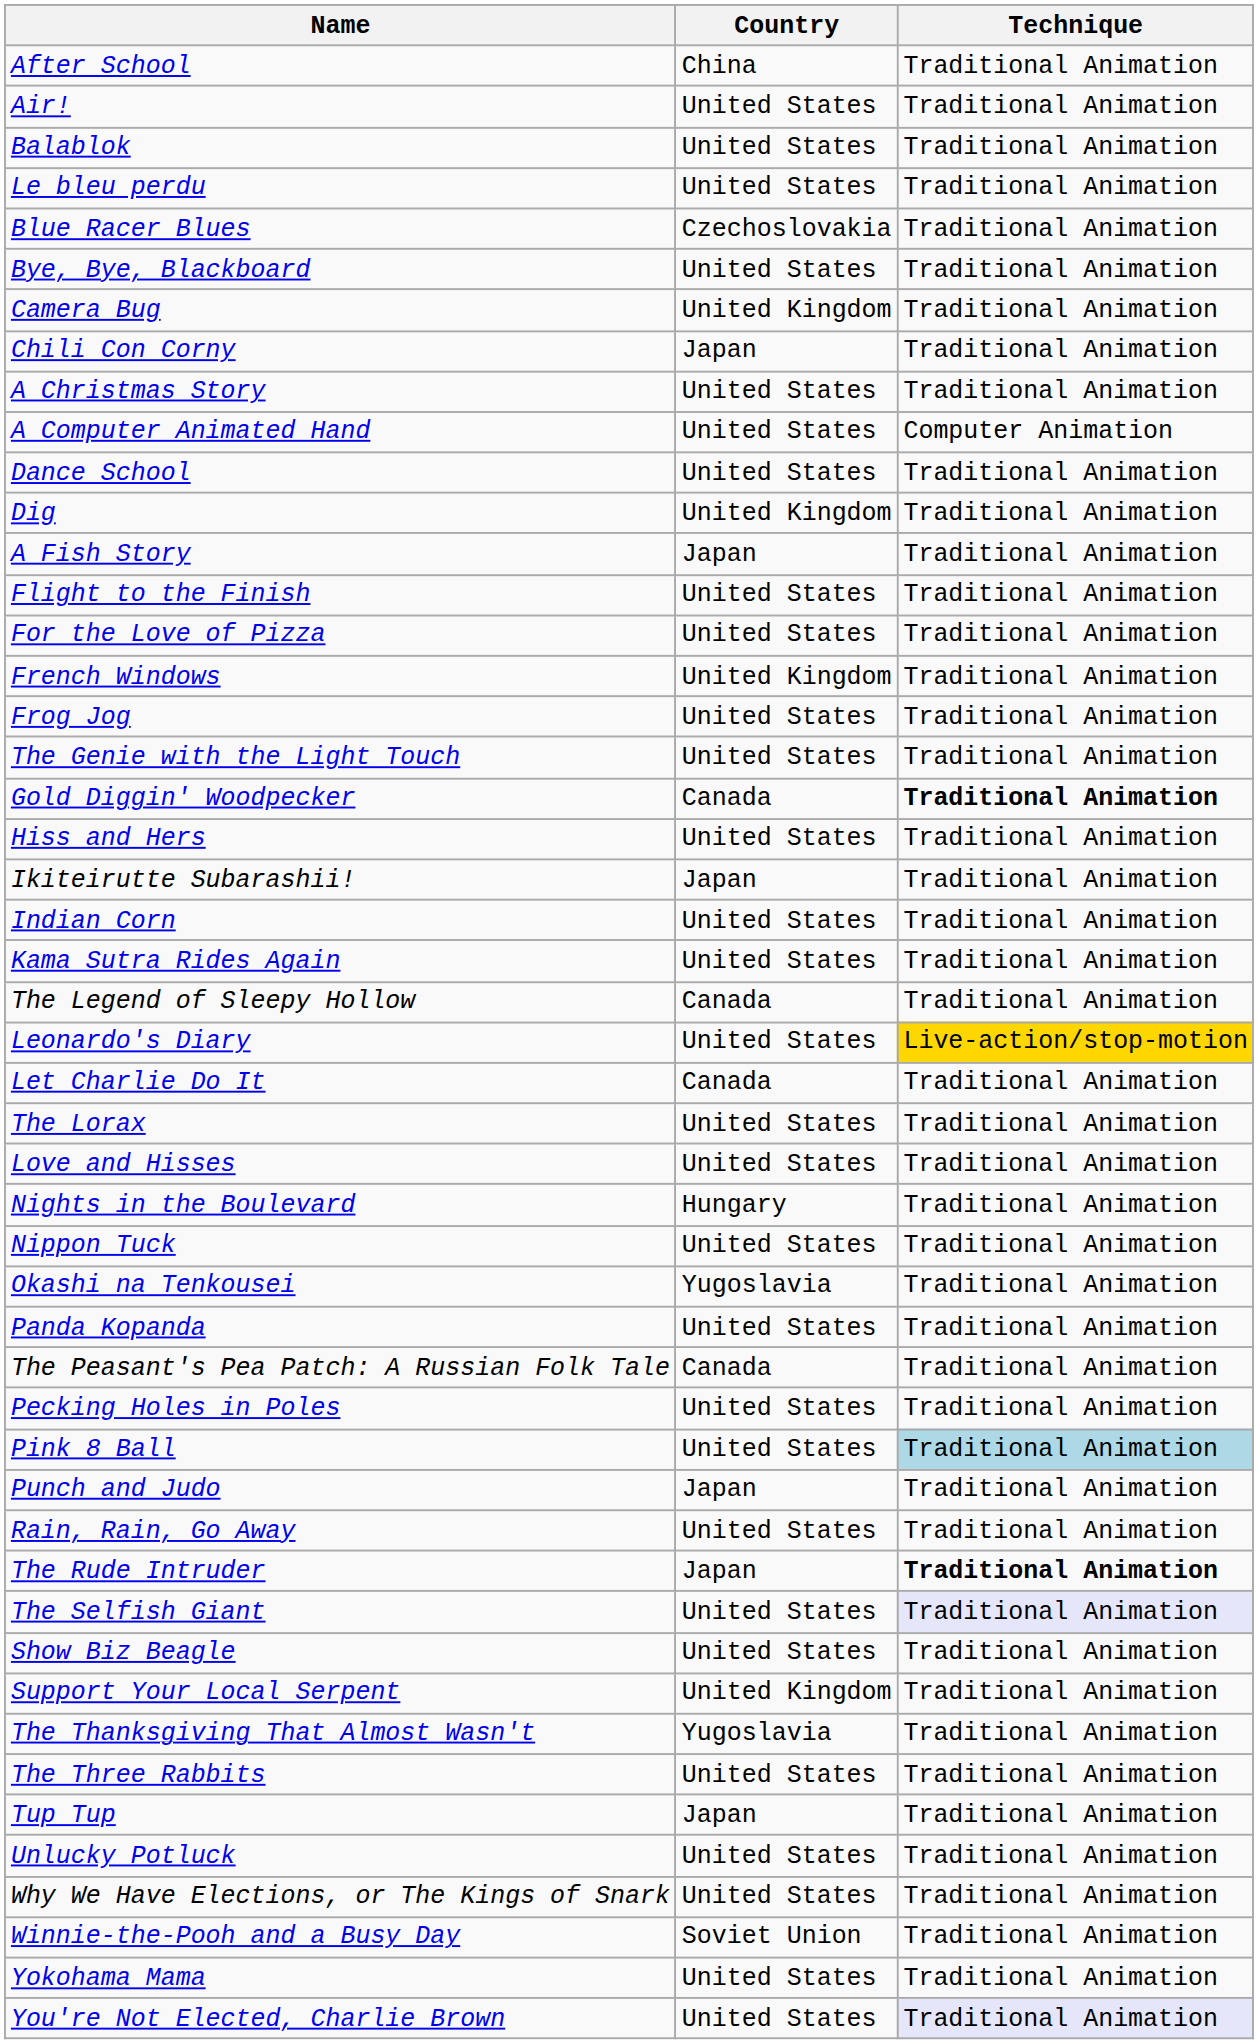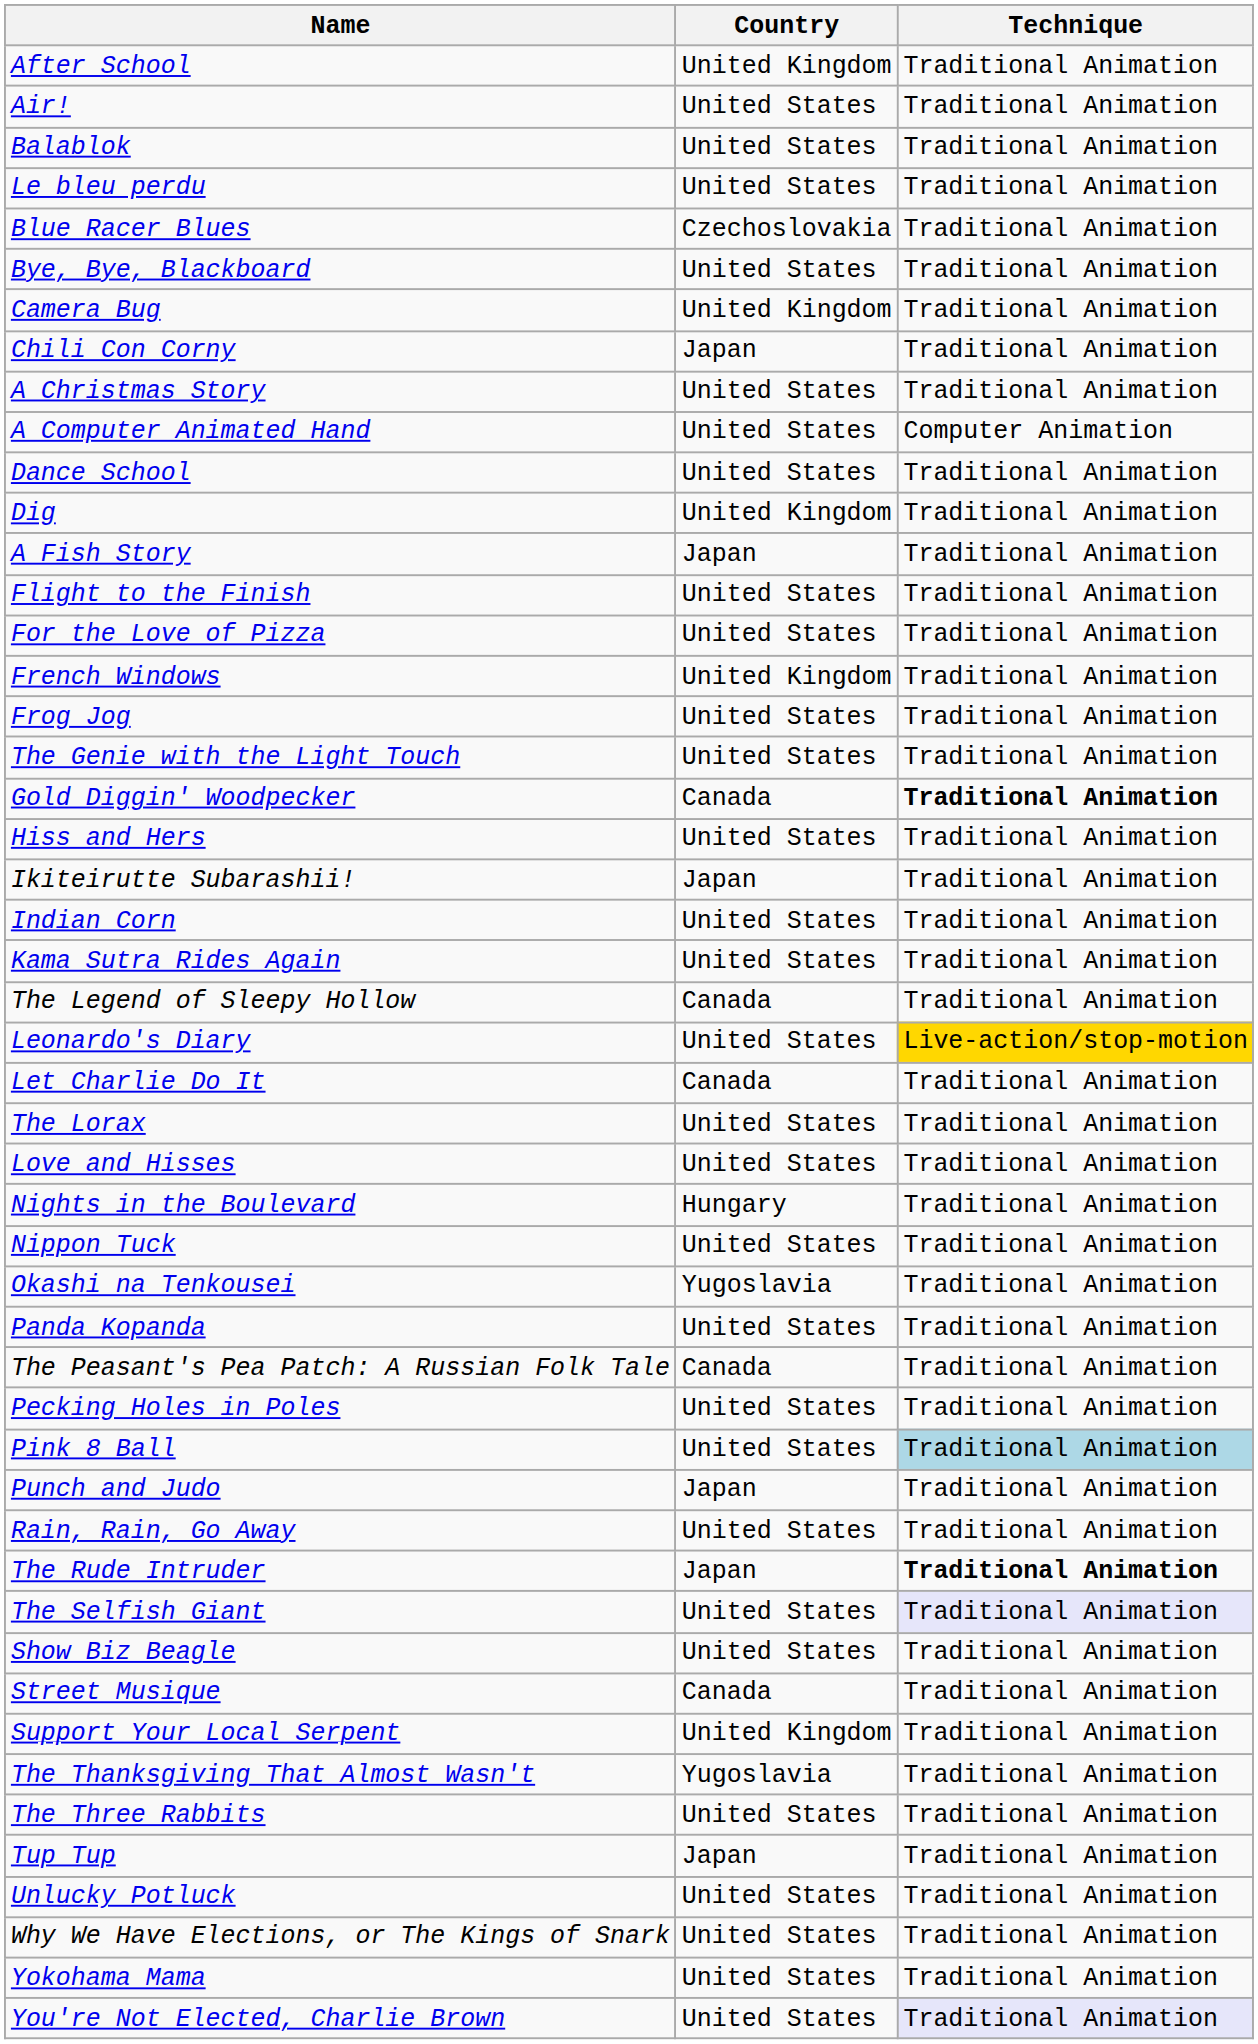(719, 66) China -> (787, 66) United Kingdom
+ row: (116, 1693)
- row: (236, 1937)
